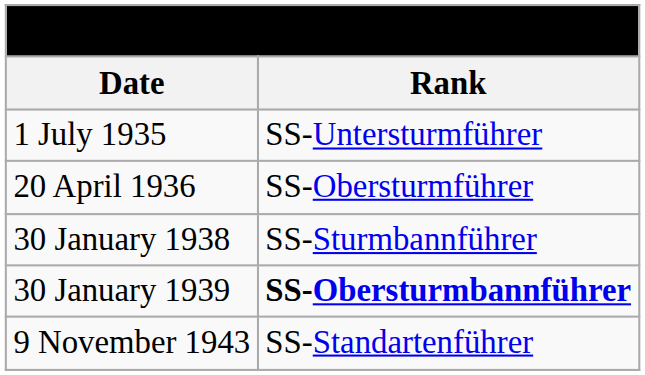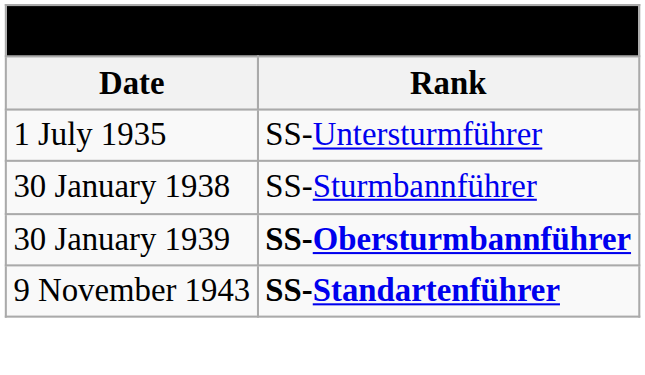- row: (104, 186)
(399, 342) normal -> (413, 290) bold
